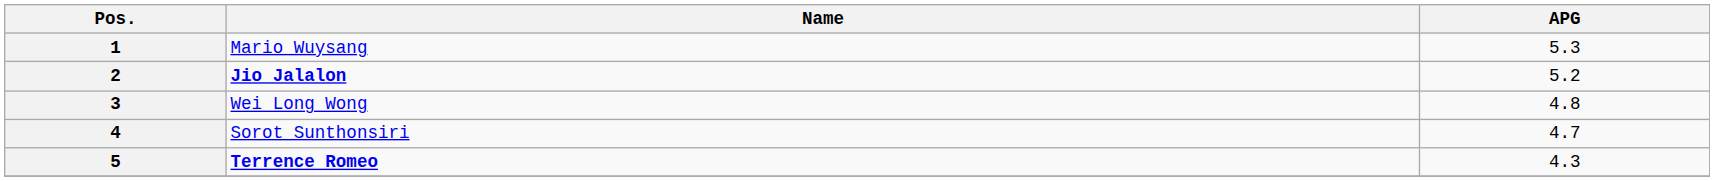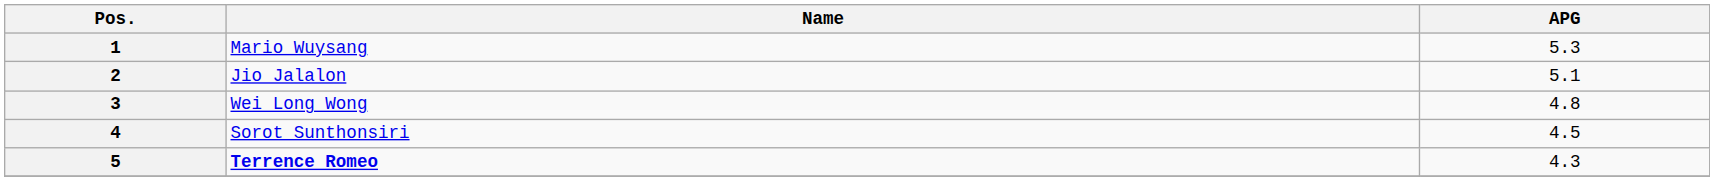(288, 76) bold -> (288, 76) normal
(1565, 76) 5.2 -> (1565, 76) 5.1
(1565, 133) 4.7 -> (1565, 133) 4.5
